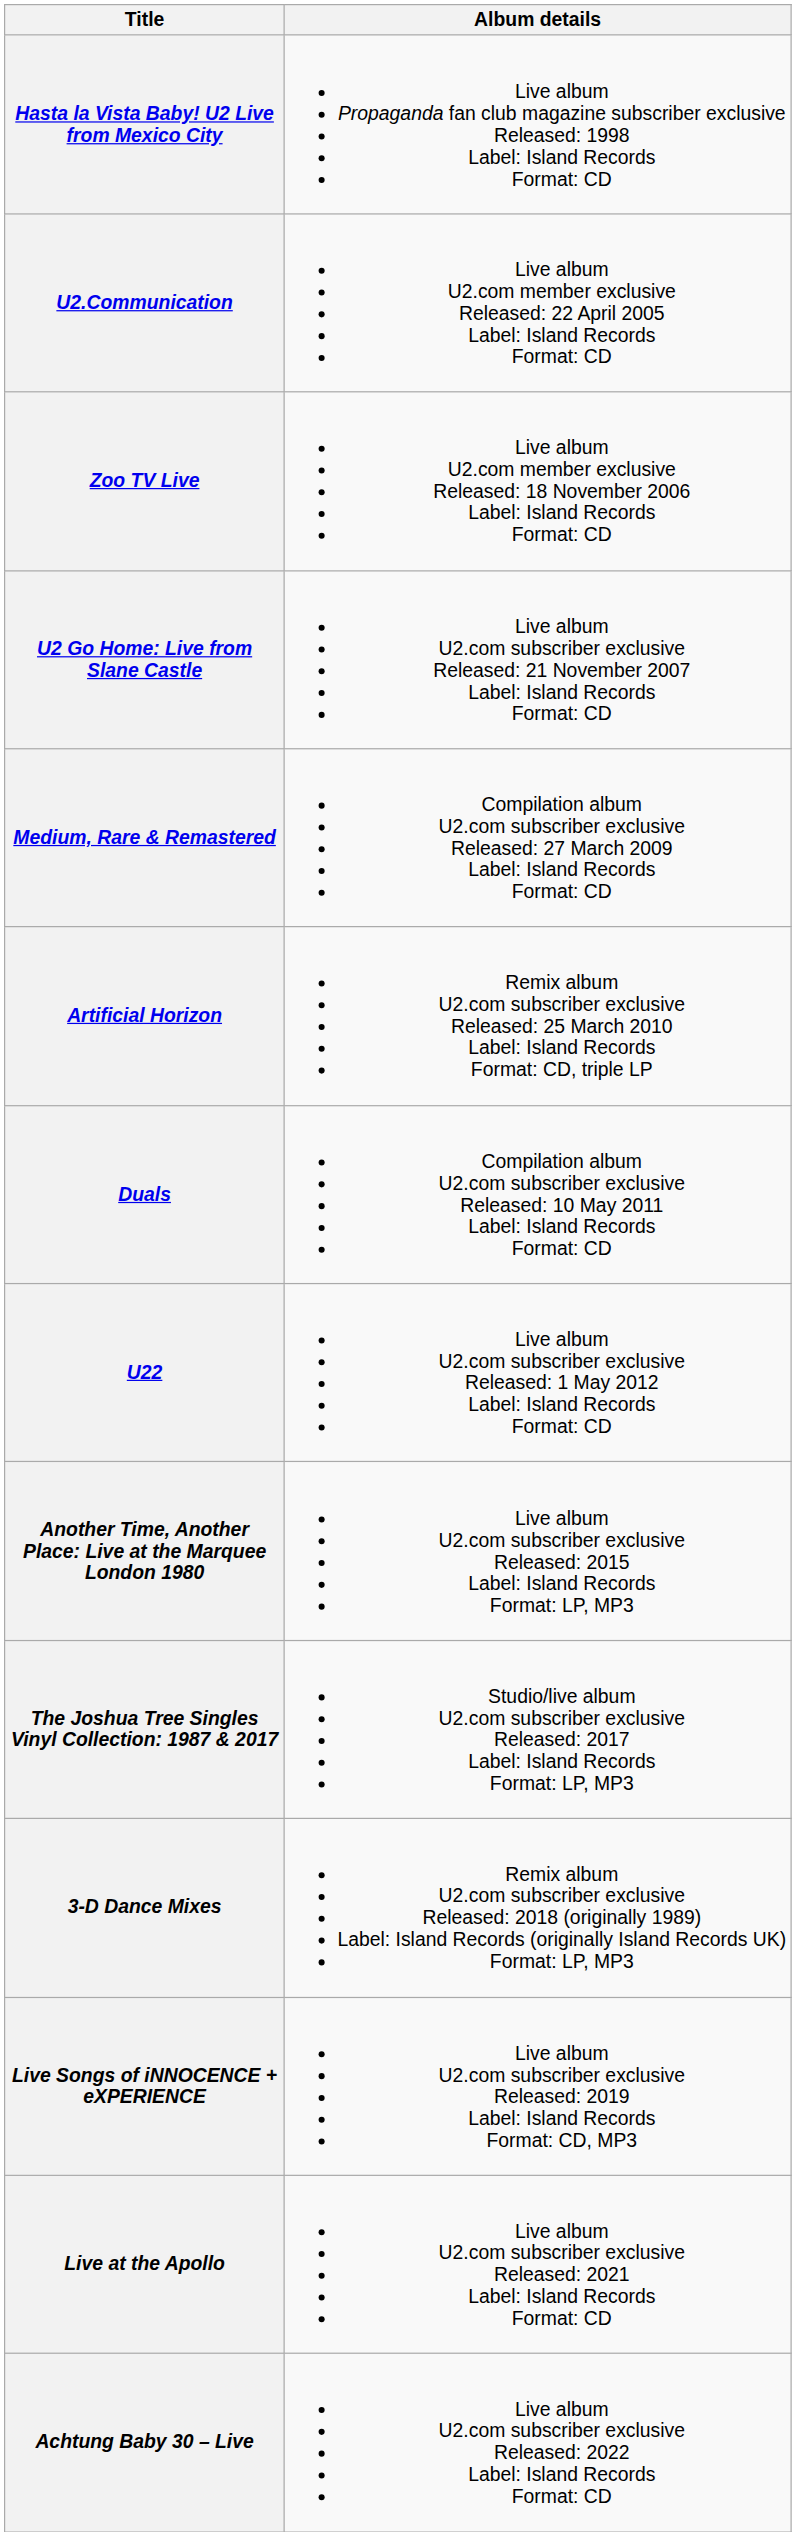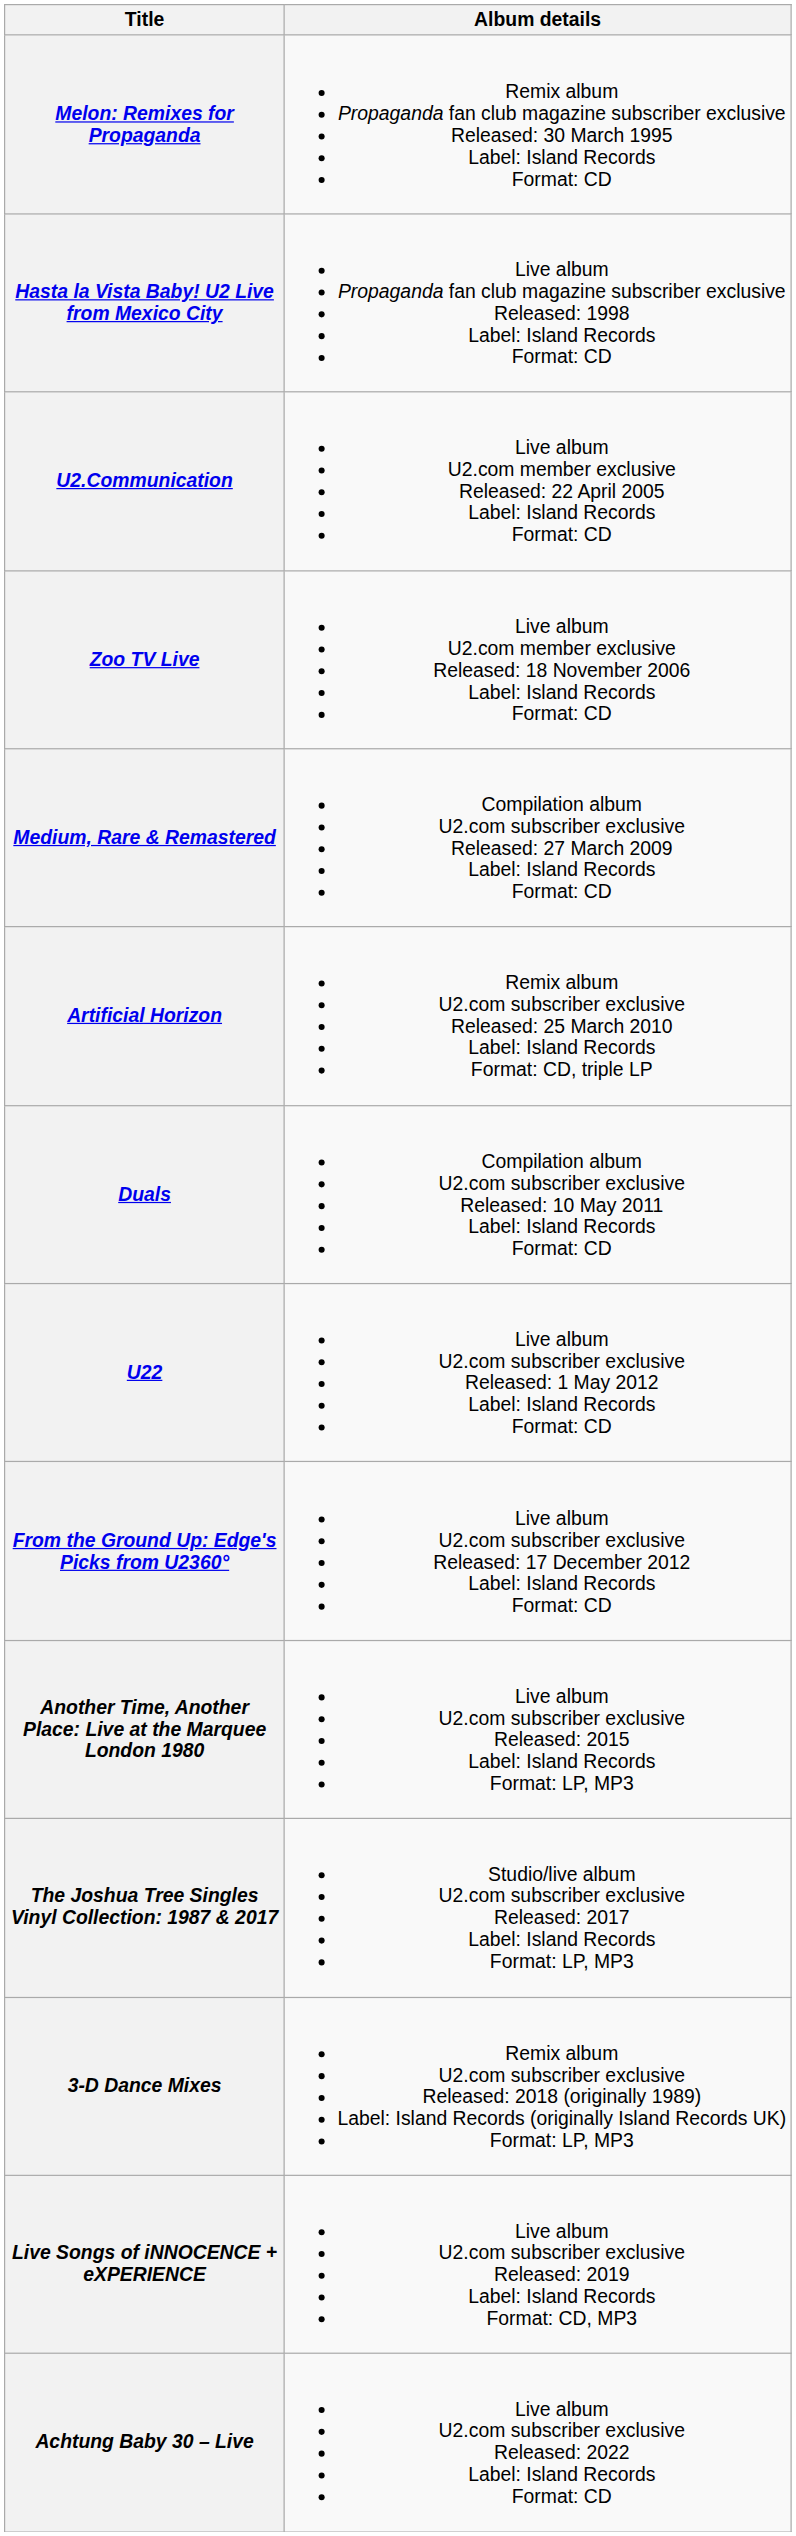+ row: (145, 124)
- row: (145, 659)
+ row: (145, 1550)
- row: (145, 2264)
